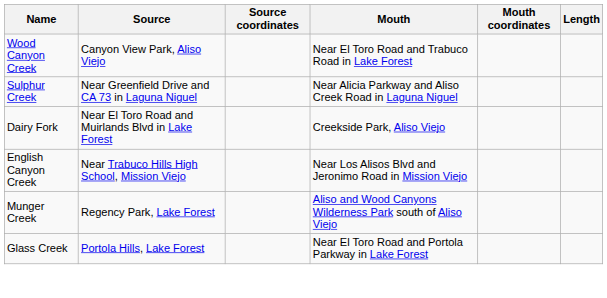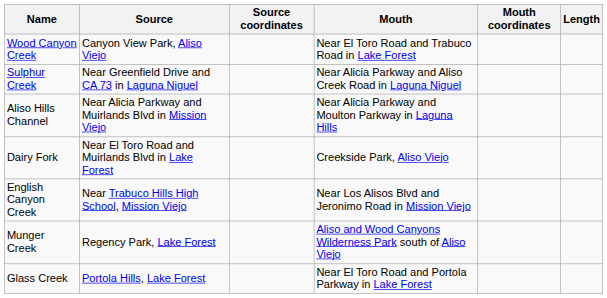+ row: (31, 115)
